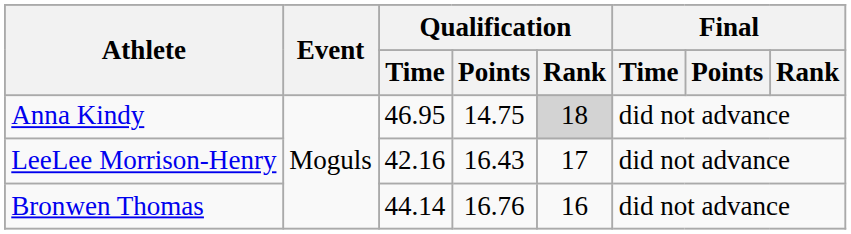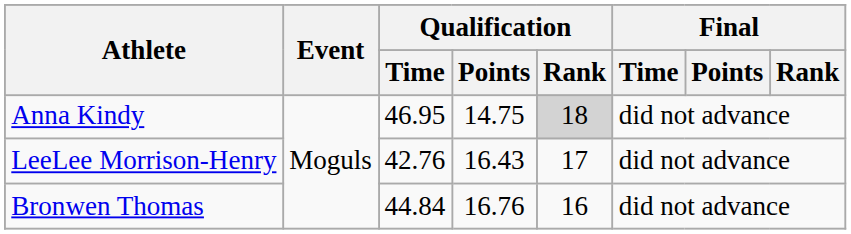(415, 161) 42.16 -> (415, 161) 42.76
(415, 205) 44.14 -> (415, 205) 44.84
